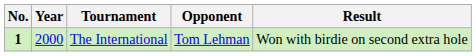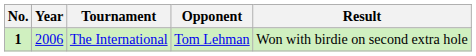(49, 39) 2000 -> (49, 39) 2006
